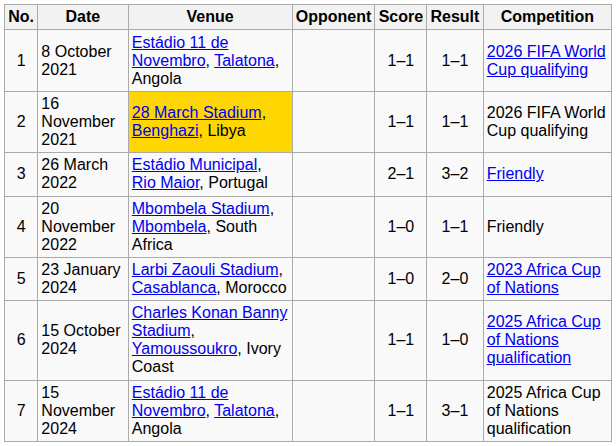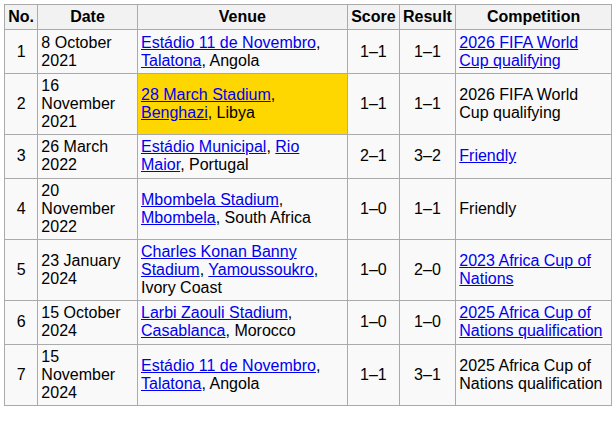- column: (333, 17)
(209, 279) Larbi Zaouli Stadium, Casablanca, Morocco -> (230, 270) Charles Konan Banny Stadium, Yamoussoukro, Ivory Coast
(210, 340) Charles Konan Banny Stadium, Yamoussoukro, Ivory Coast -> (218, 322) Larbi Zaouli Stadium, Casablanca, Morocco
(401, 340) 1–1 -> (373, 322) 1–0
